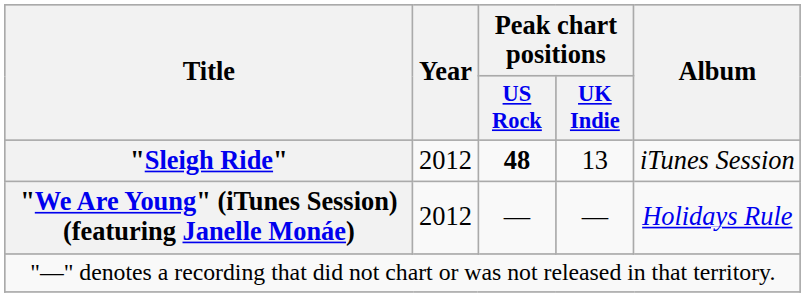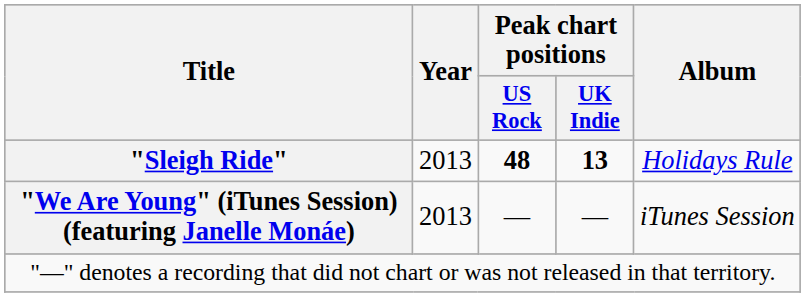(445, 160) 2012 -> (445, 160) 2013
(595, 160) normal -> (595, 160) bold
(717, 160) iTunes Session -> (717, 160) Holidays Rule
(445, 217) 2012 -> (445, 217) 2013
(717, 217) Holidays Rule -> (717, 217) iTunes Session
